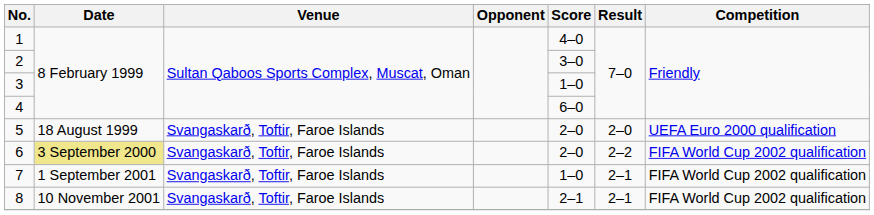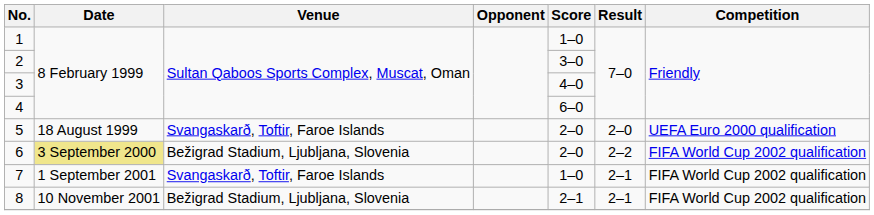(571, 38) 4–0 -> (571, 38) 1–0
(571, 84) 1–0 -> (571, 84) 4–0
(275, 152) Svangaskarð, Toftir, Faroe Islands -> (288, 152) Bežigrad Stadium, Ljubljana, Slovenia
(275, 198) Svangaskarð, Toftir, Faroe Islands -> (288, 198) Bežigrad Stadium, Ljubljana, Slovenia
